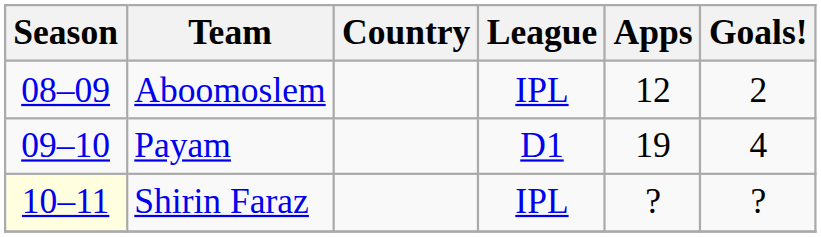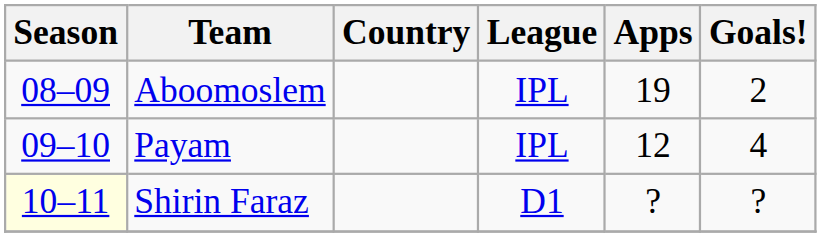(653, 88) 12 -> (653, 88) 19
(542, 145) D1 -> (542, 145) IPL
(653, 145) 19 -> (653, 145) 12
(542, 201) IPL -> (542, 201) D1
